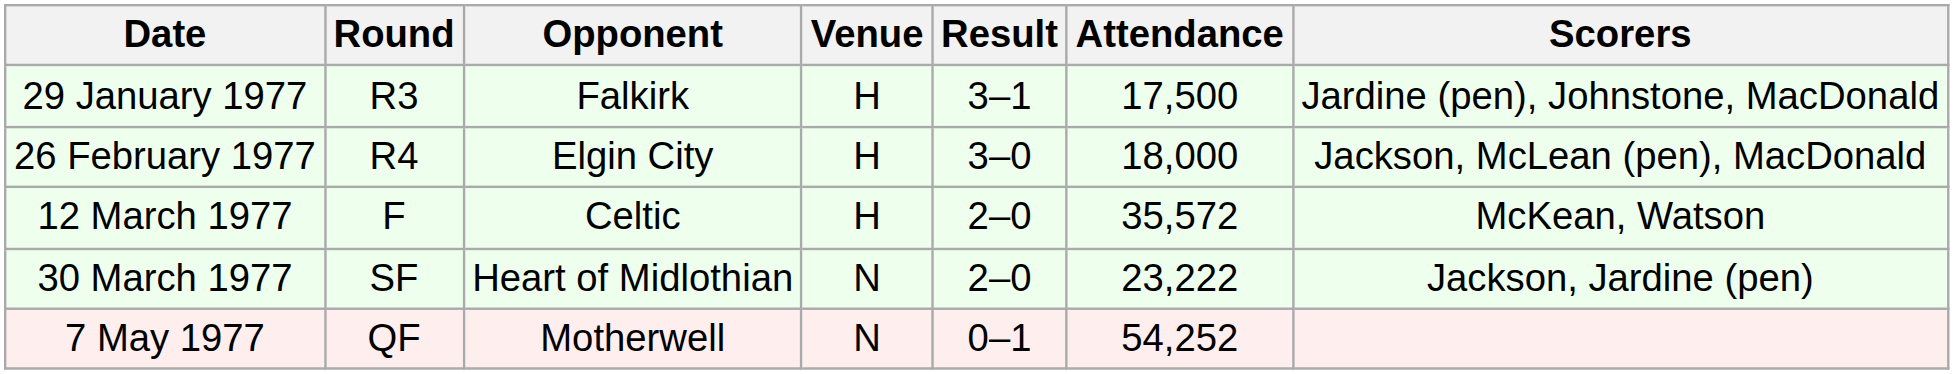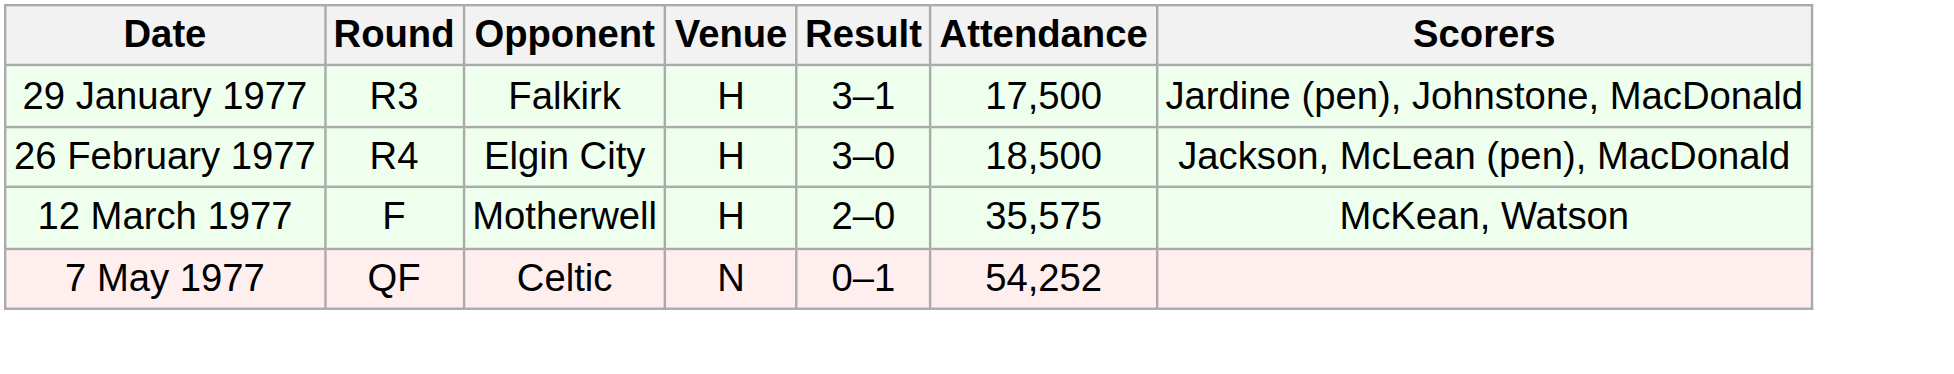(1180, 156) 18,000 -> (1044, 156) 18,500
(633, 216) Celtic -> (565, 216) Motherwell
(1180, 216) 35,572 -> (1044, 216) 35,575
- row: (165, 277)
(633, 338) Motherwell -> (565, 277) Celtic
